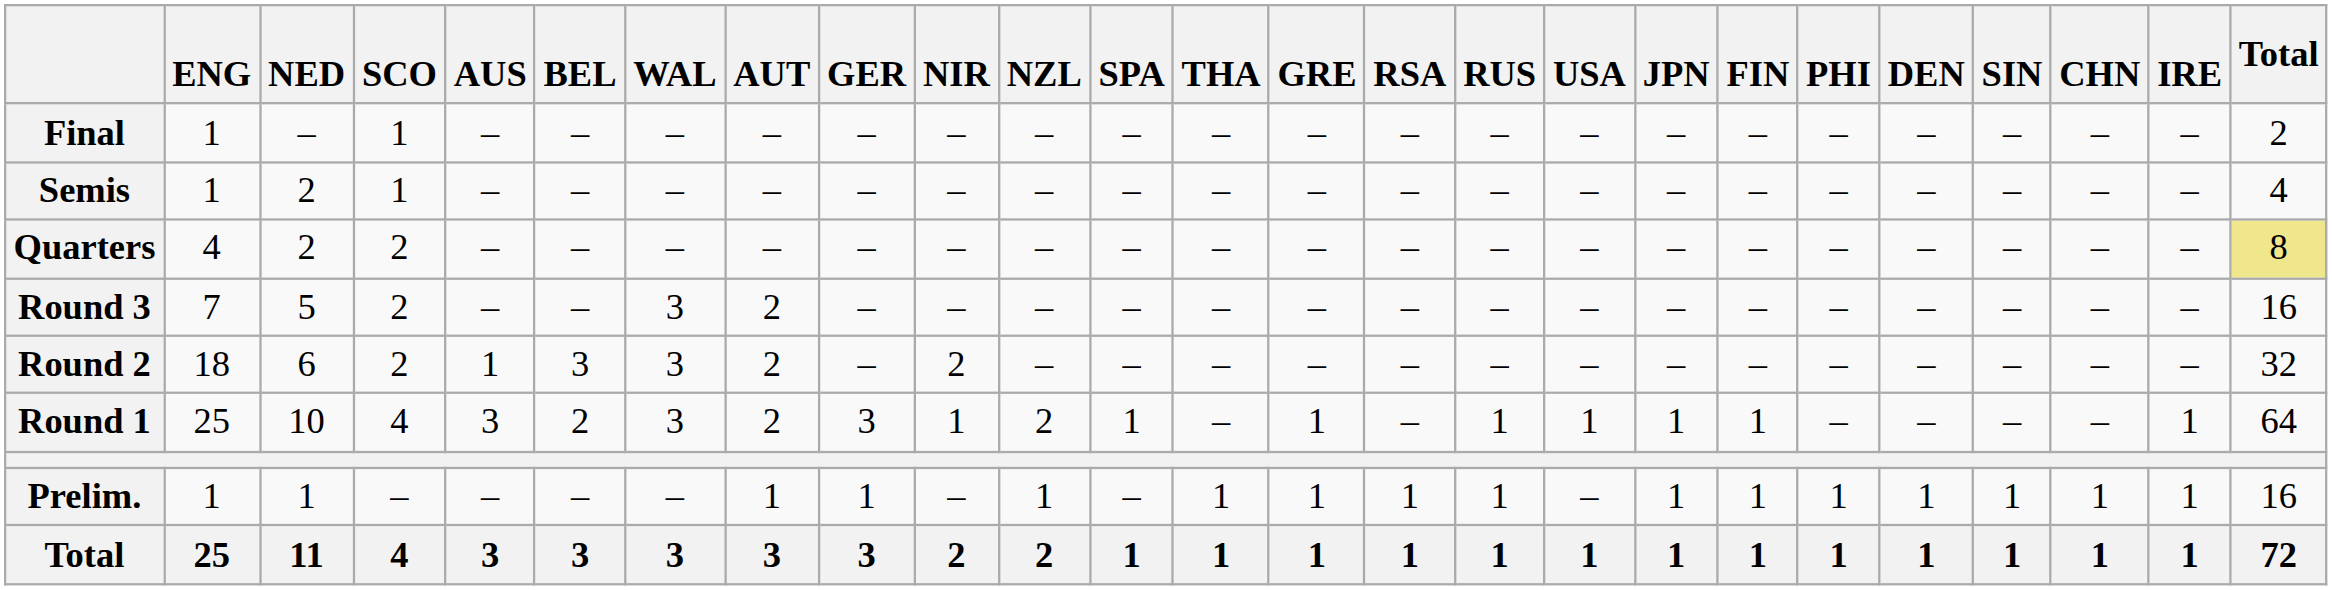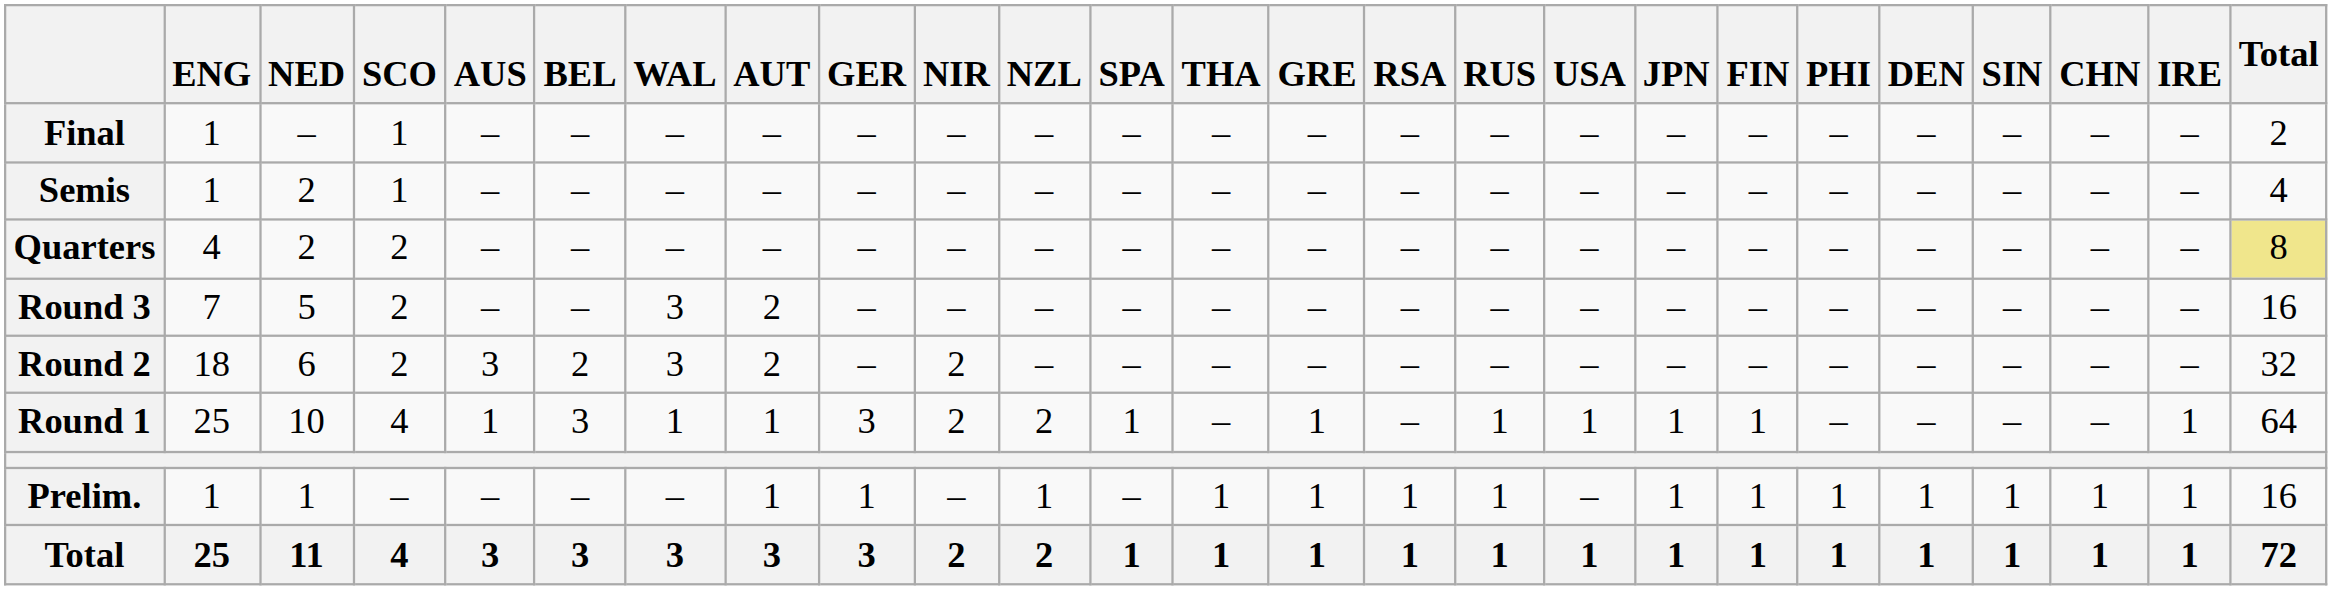(490, 363) 1 -> (490, 363) 3
(580, 363) 3 -> (580, 363) 2
(490, 421) 3 -> (490, 421) 1
(580, 421) 2 -> (580, 421) 3
(675, 421) 3 -> (675, 421) 1
(772, 421) 2 -> (772, 421) 1
(956, 421) 1 -> (956, 421) 2
